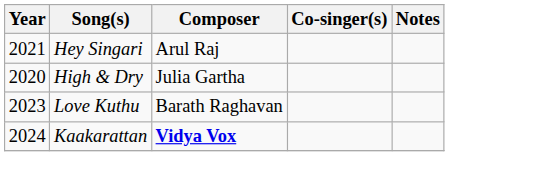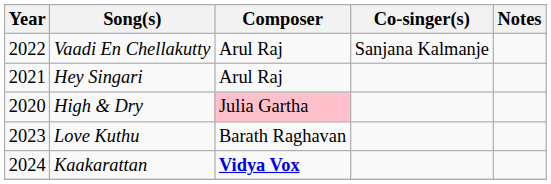+ row: (132, 48)
(200, 77) no background -> (264, 106) pink background
